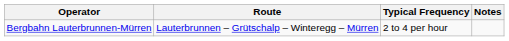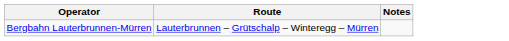- column: (426, 12)
